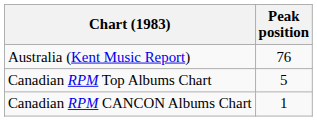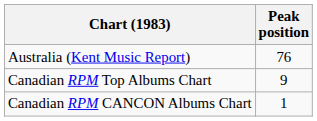(284, 80) 5 -> (284, 80) 9
